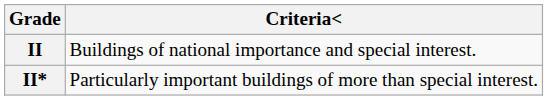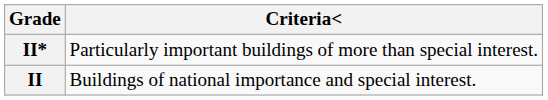rows swapped: (35, 79) <-> (35, 49)
